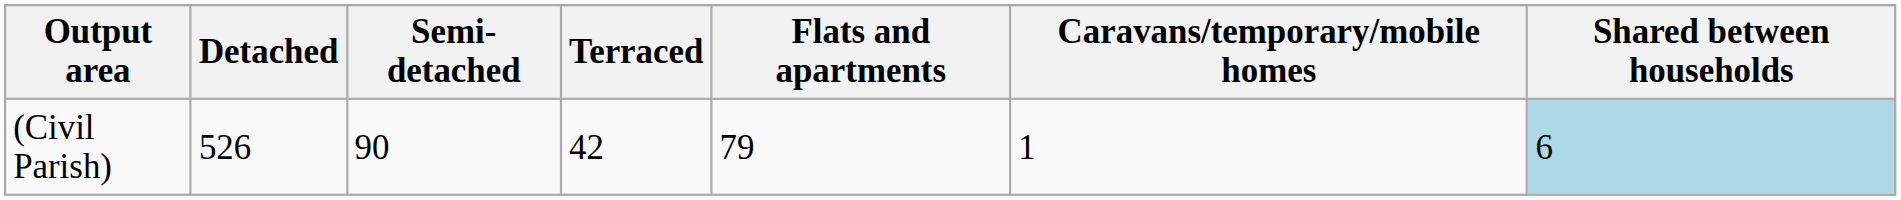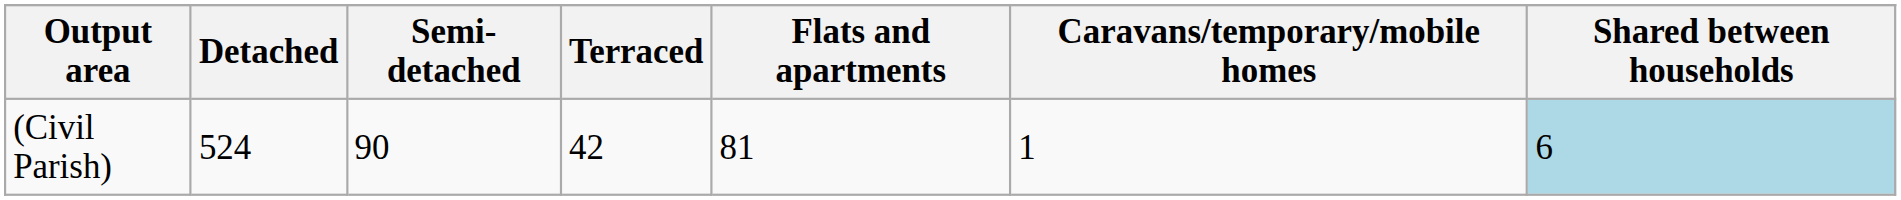(225, 146) 526 -> (225, 146) 524
(737, 146) 79 -> (737, 146) 81
